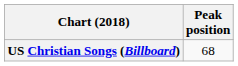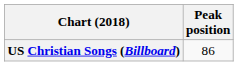(208, 50) 68 -> (208, 50) 86
